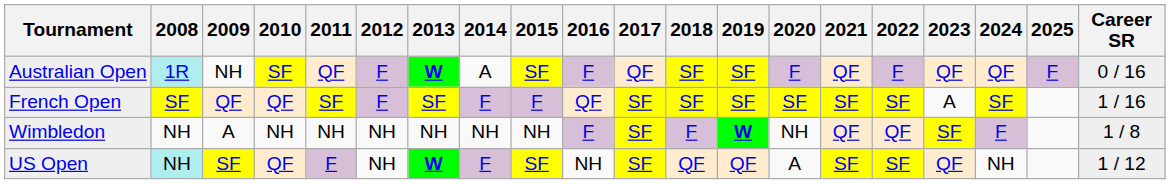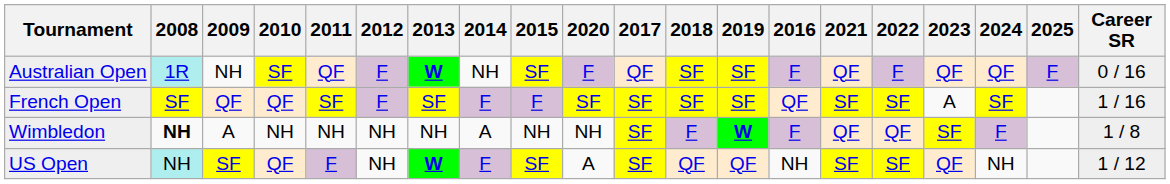columns swapped: (588, 30) <-> (795, 30)
(485, 71) A -> (485, 71) NH
(177, 132) normal -> (177, 132) bold
(485, 132) NH -> (485, 132) A
